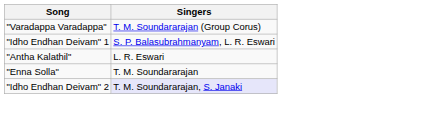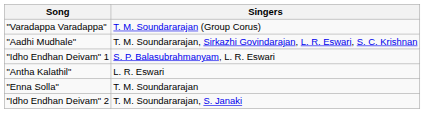+ row: (41, 42)
(178, 87) lavender background -> (178, 101) no background
